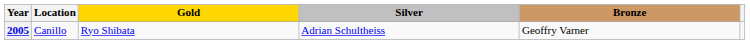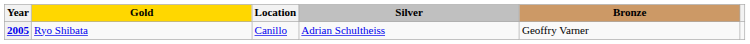columns swapped: (55, 13) <-> (189, 13)
